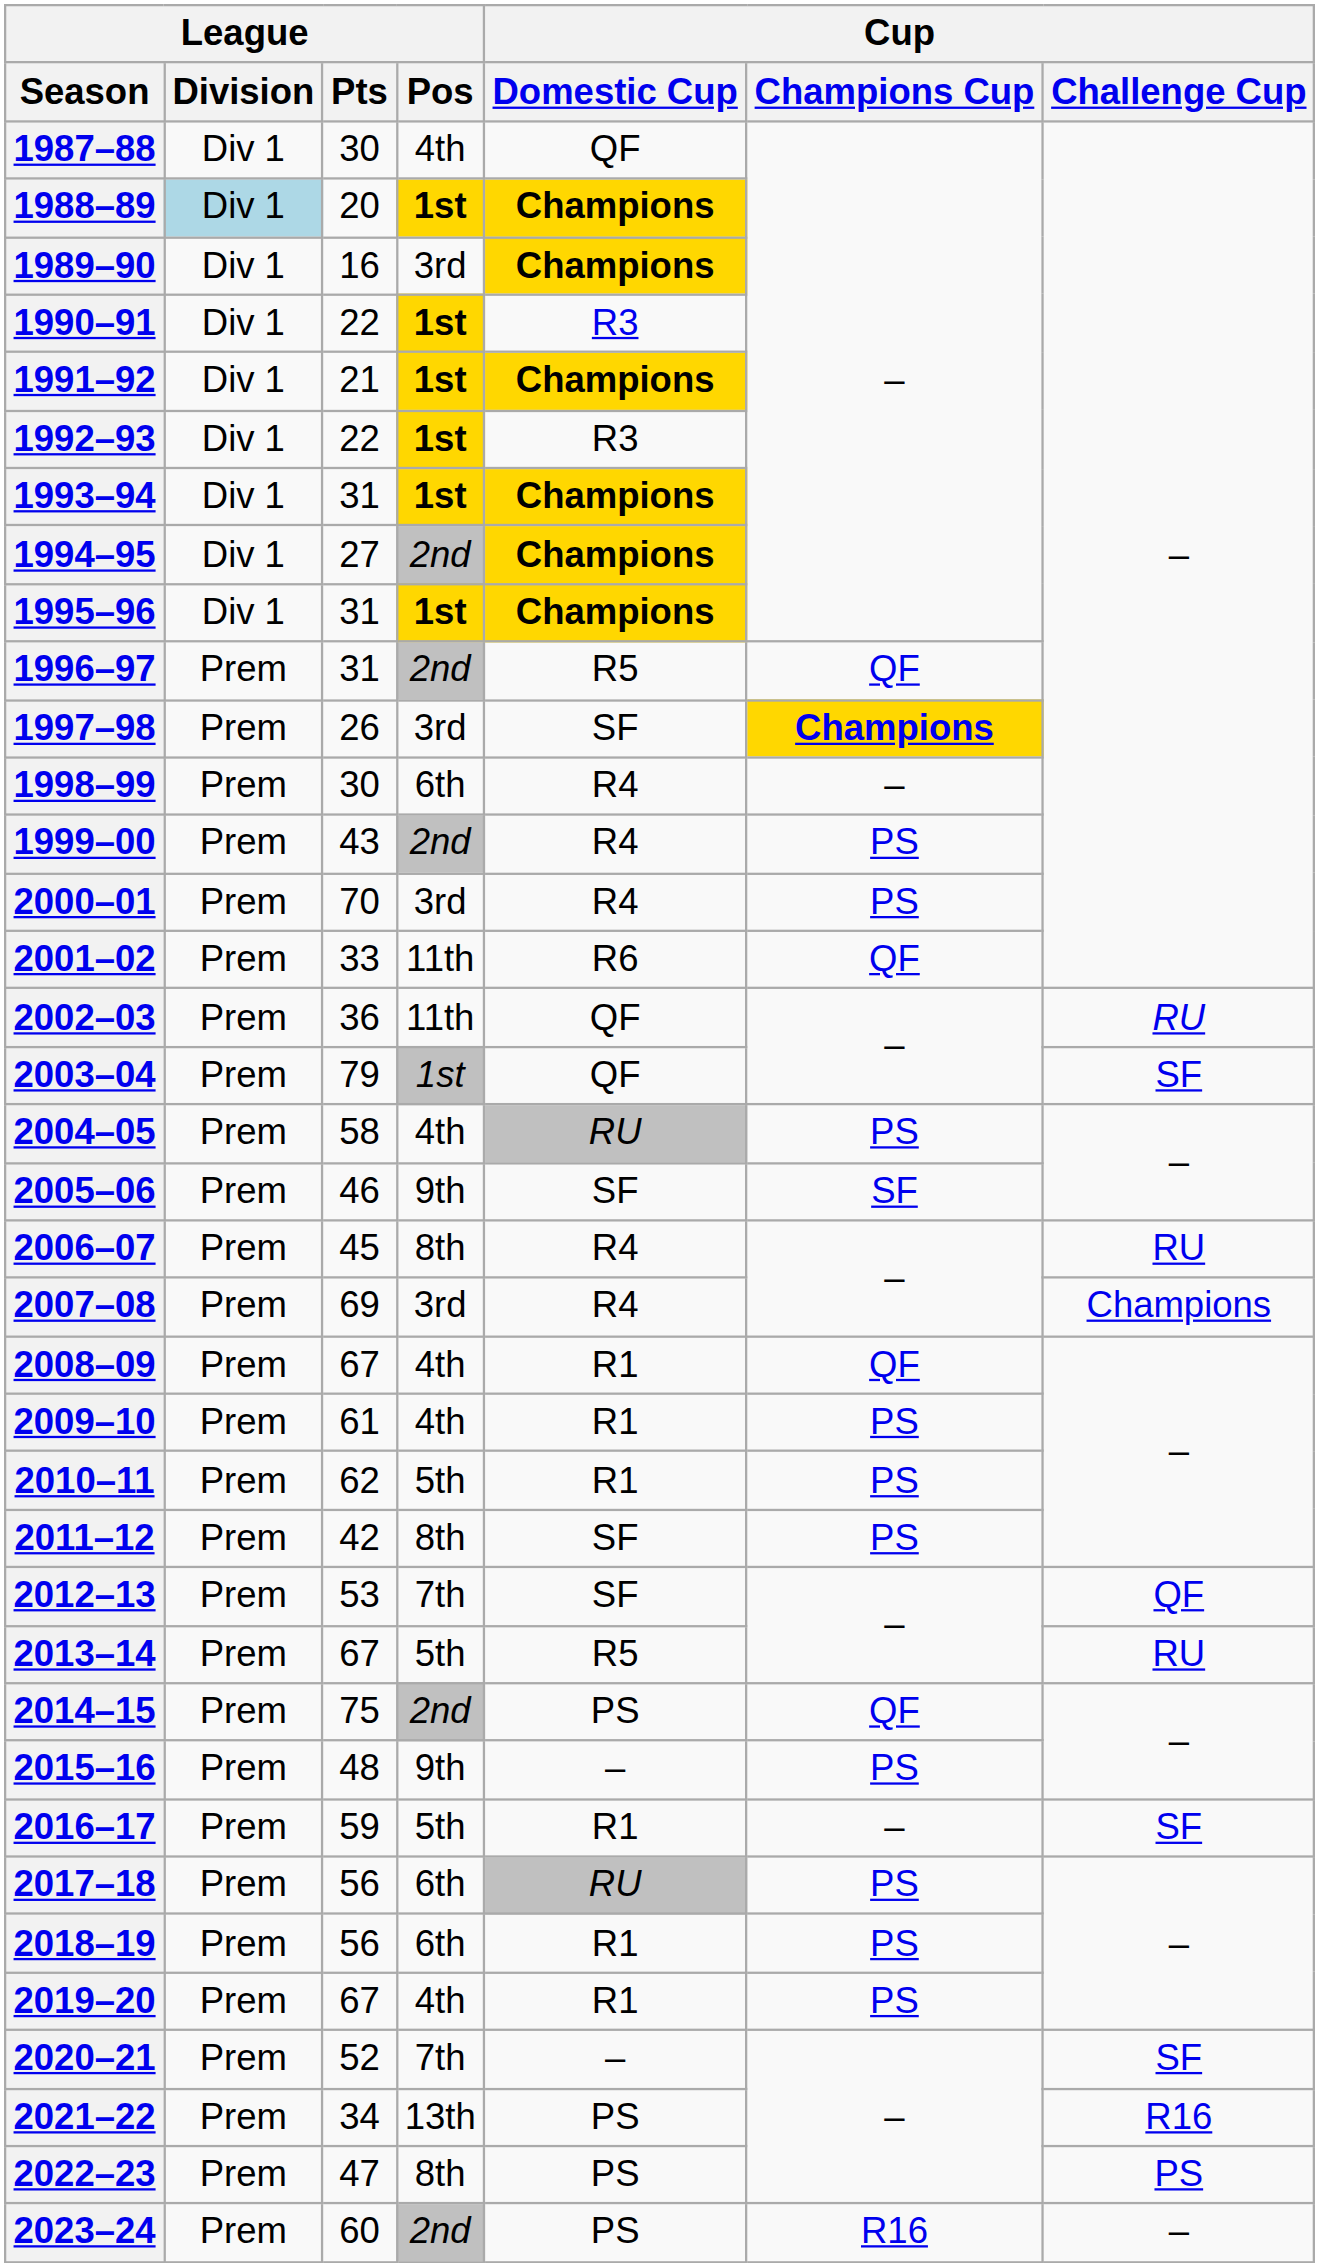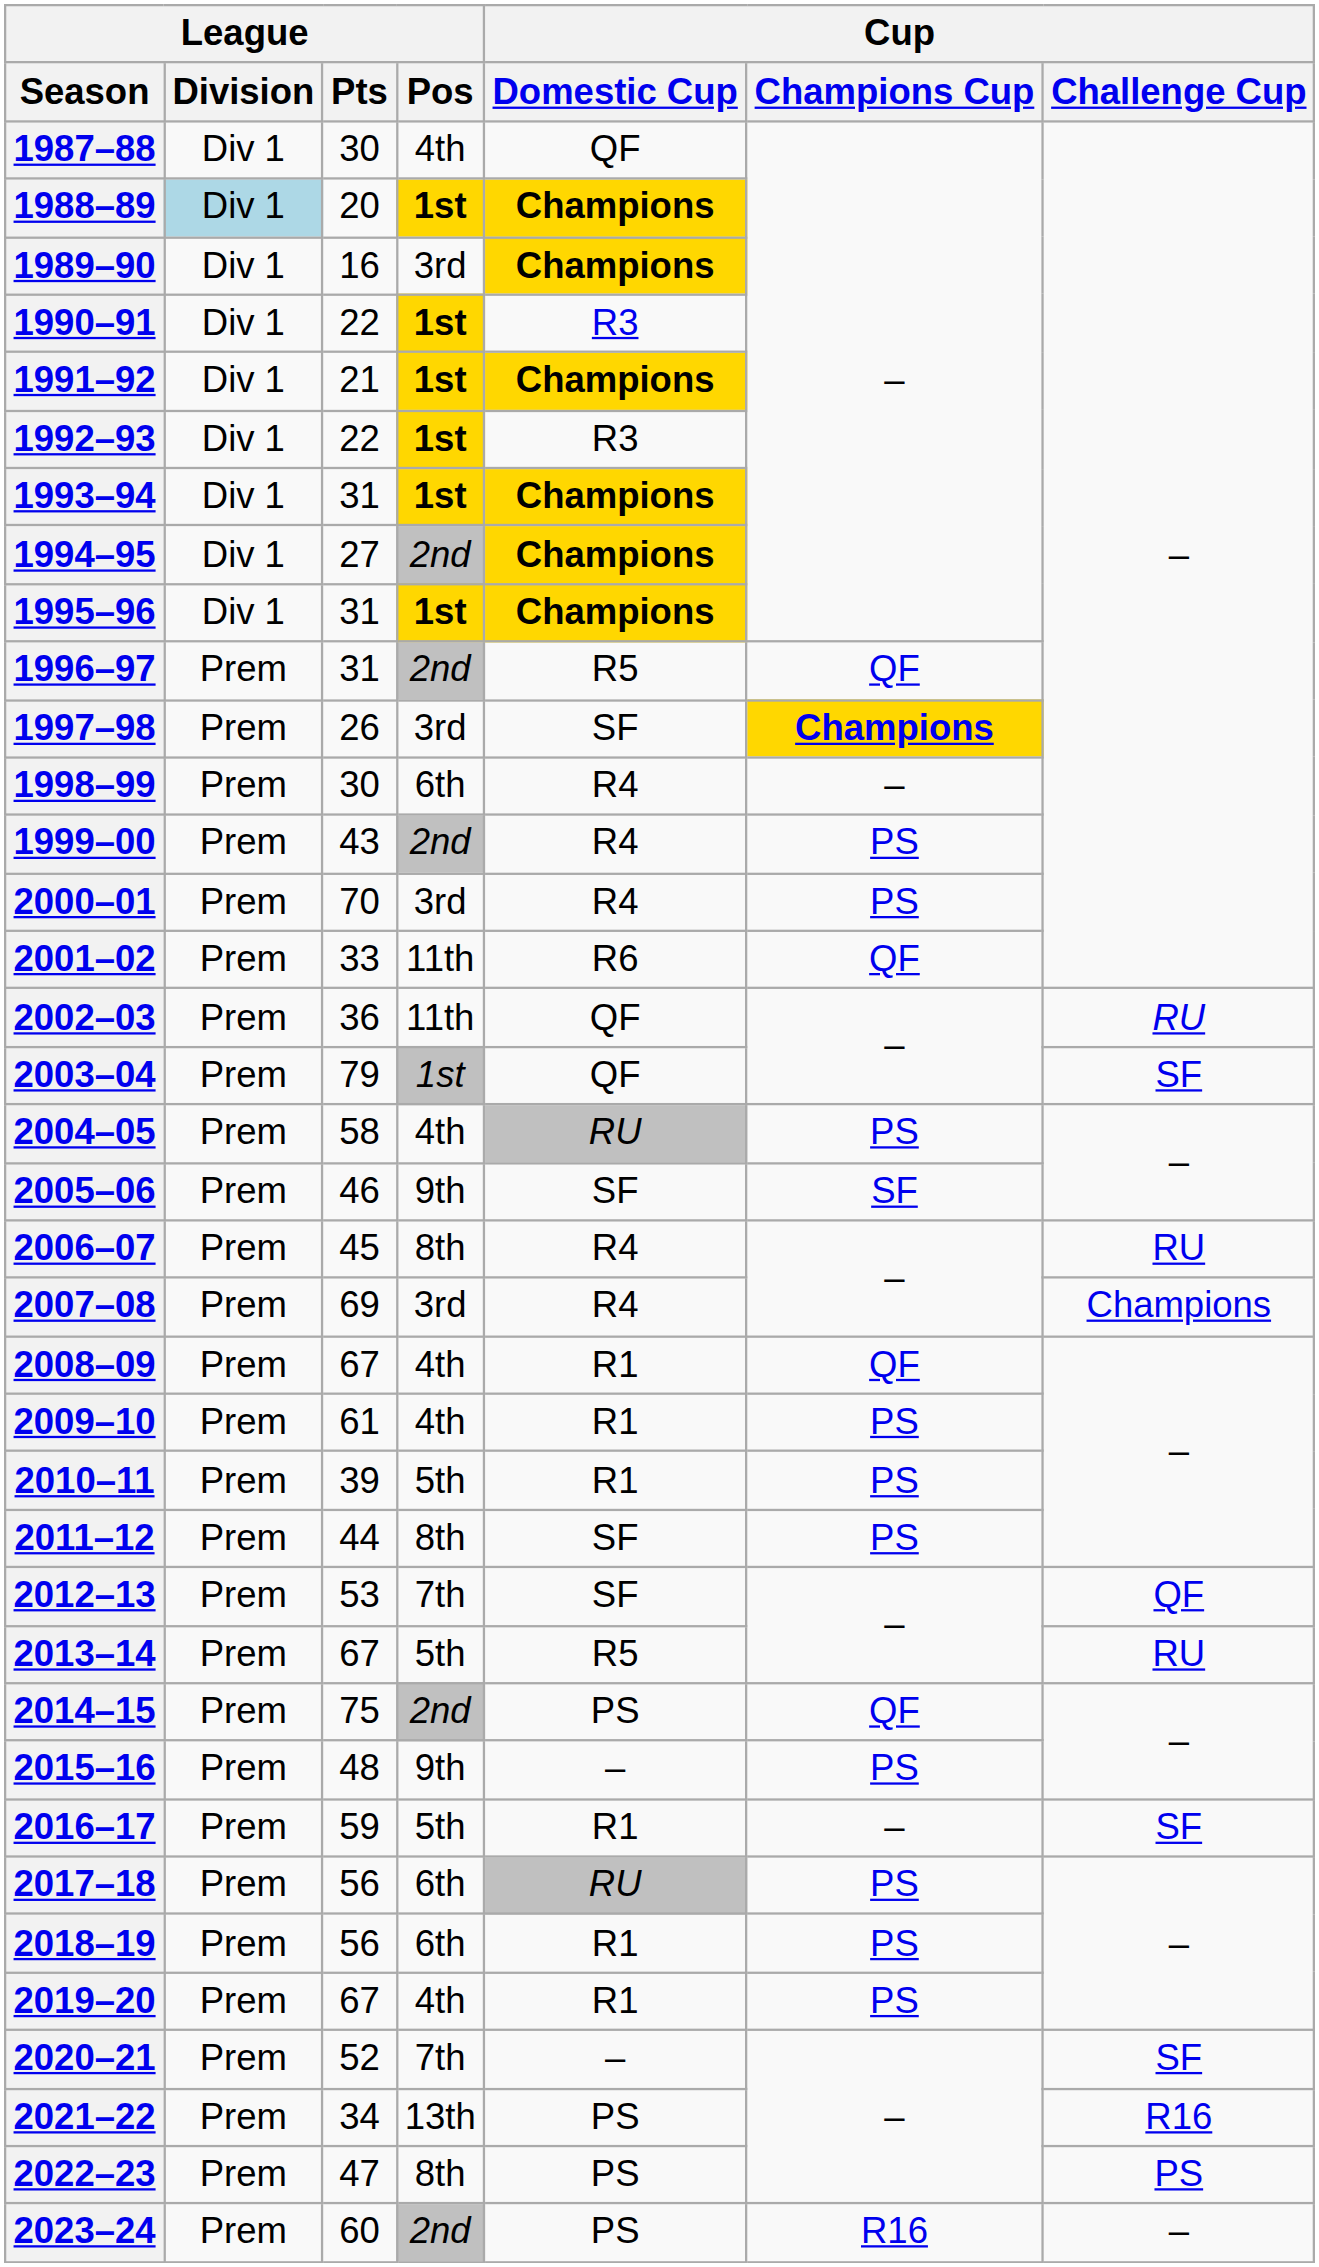(359, 1479) 62 -> (359, 1479) 39
(359, 1537) 42 -> (359, 1537) 44
